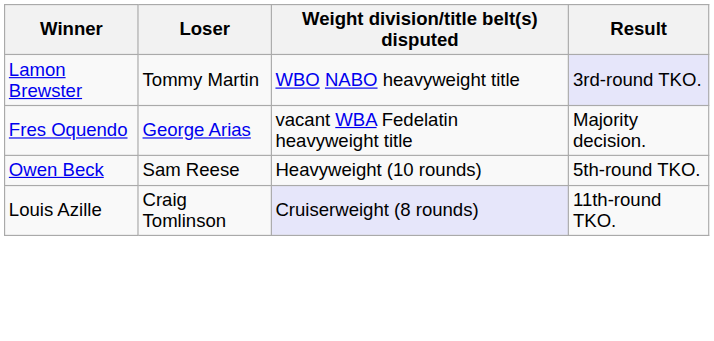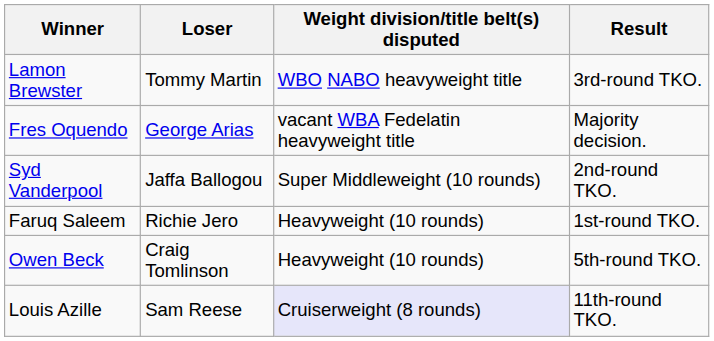(637, 79) lavender background -> (638, 79) no background
+ row: (56, 180)
+ row: (67, 220)
(191, 170) Sam Reese -> (187, 260) Craig Tomlinson
(184, 210) Craig Tomlinson -> (194, 310) Sam Reese
